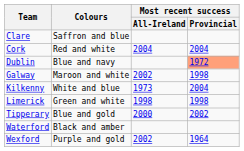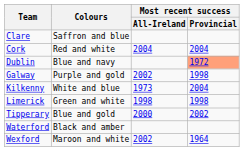(91, 75) Maroon and white -> (89, 75) Purple and gold
(89, 140) Purple and gold -> (91, 140) Maroon and white
